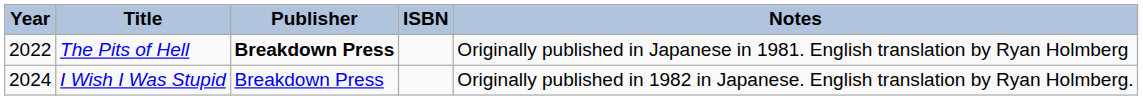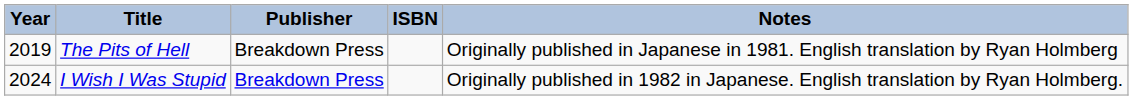(30, 49) 2022 -> (30, 49) 2019
(314, 49) bold -> (309, 49) normal
